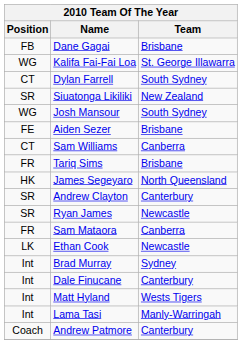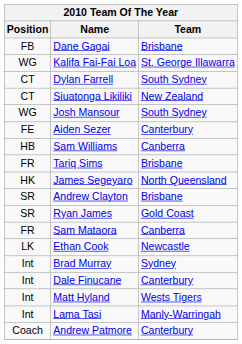(28, 96) SR -> (28, 96) CT
(162, 130) Brisbane -> (167, 130) Canterbury
(28, 146) CT -> (28, 146) HB
(167, 197) Canterbury -> (162, 197) Brisbane
(165, 213) Newcastle -> (167, 213) Gold Coast
